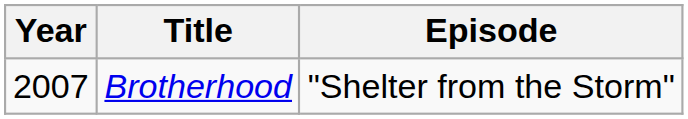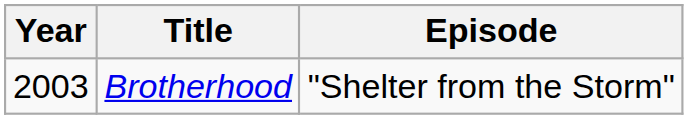(51, 85) 2007 -> (51, 85) 2003
